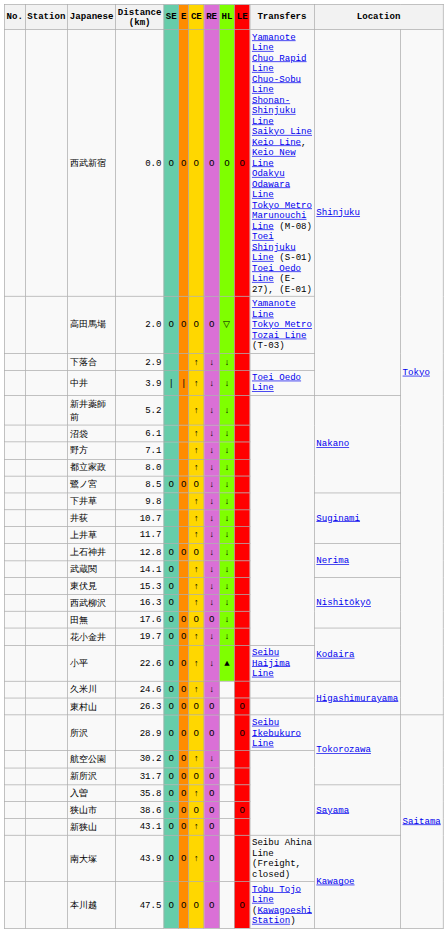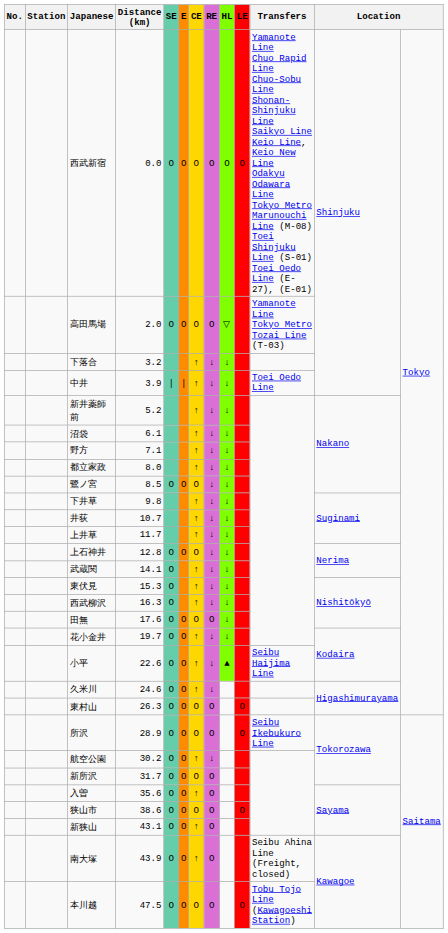(153, 362) 2.9 -> (153, 362) 3.2
(151, 793) 35.8 -> (151, 793) 35.6
